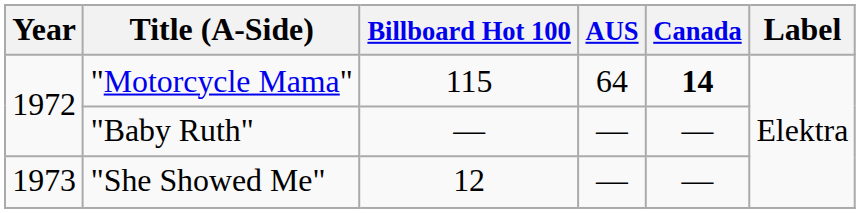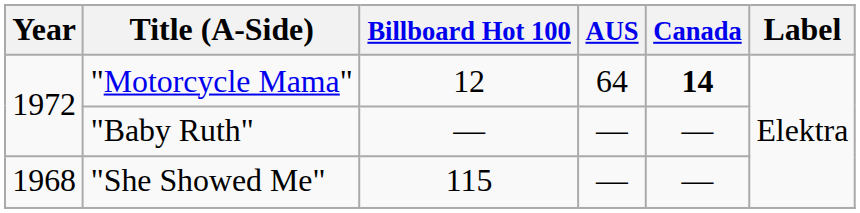(469, 80) 115 -> (469, 80) 12
(44, 181) 1973 -> (44, 181) 1968
(469, 181) 12 -> (469, 181) 115
